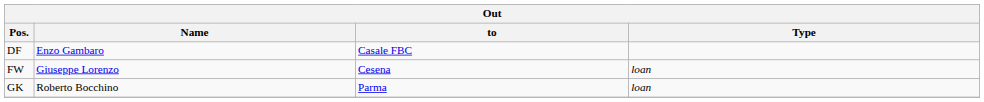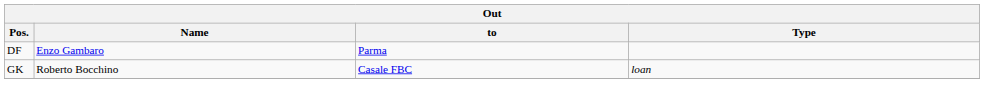(385, 51) Casale FBC -> (372, 51) Parma
- row: (15, 69)
(372, 88) Parma -> (385, 69) Casale FBC
